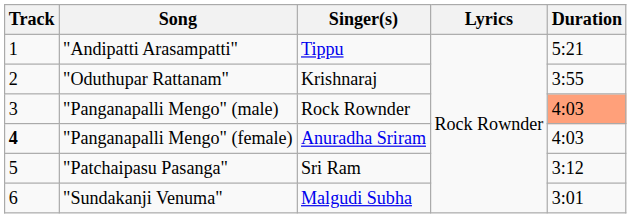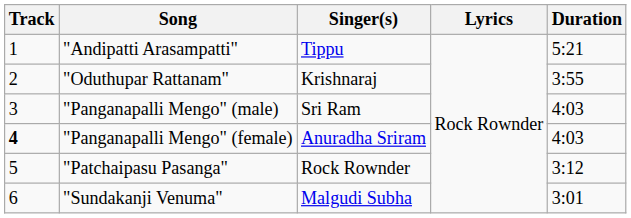(355, 109) Rock Rownder -> (331, 109) Sri Ram
(568, 109) lightsalmon background -> (568, 109) no background
(331, 168) Sri Ram -> (355, 168) Rock Rownder
